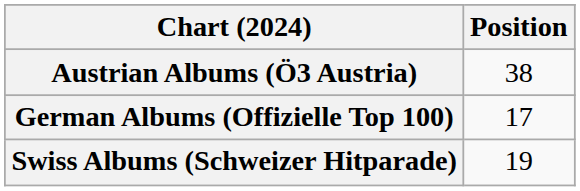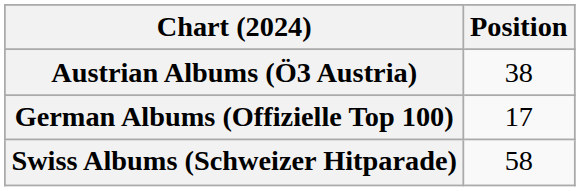(519, 161) 19 -> (519, 161) 58
